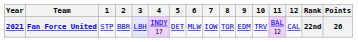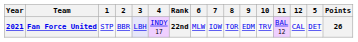columns swapped: (178, 10) <-> (313, 10)
